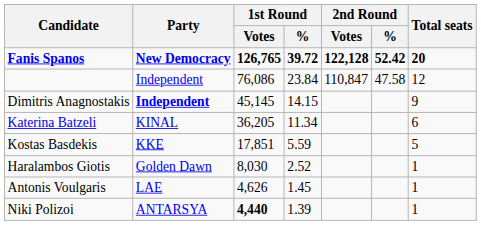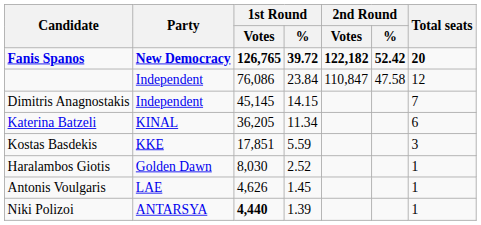(346, 58) 122,128 -> (346, 58) 122,182
(173, 101) bold -> (169, 101) normal
(415, 101) 9 -> (415, 101) 7
(415, 144) 5 -> (415, 144) 3
